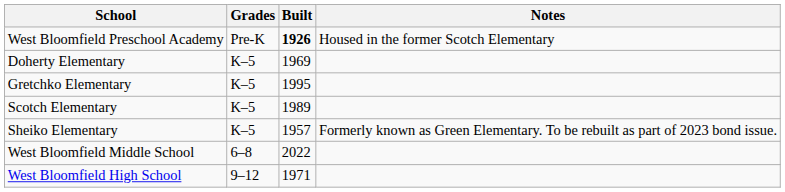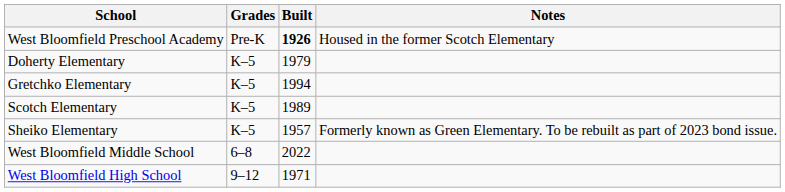(296, 61) 1969 -> (296, 61) 1979
(296, 84) 1995 -> (296, 84) 1994
